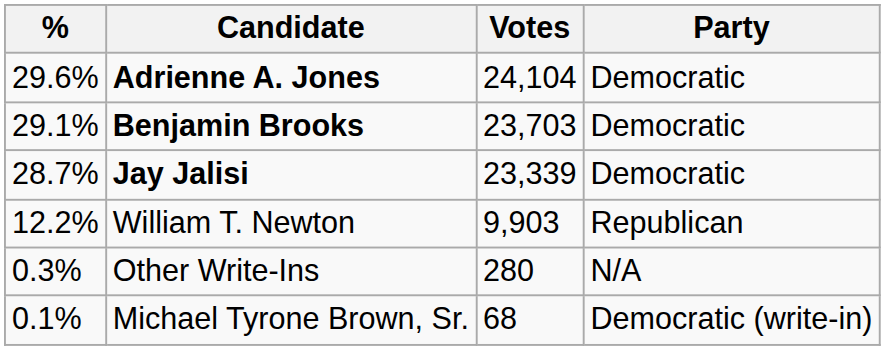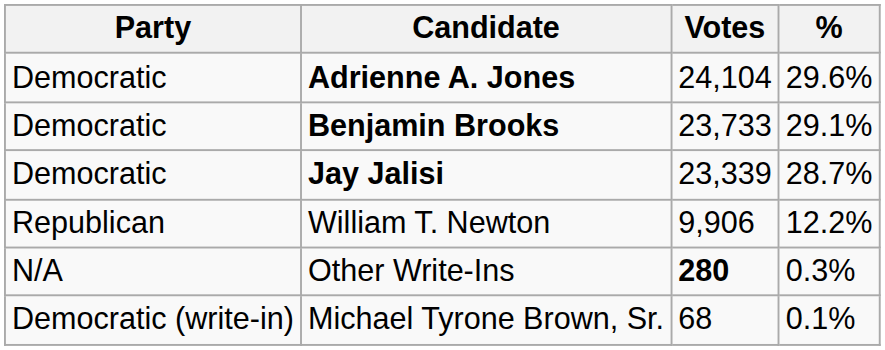columns swapped: (731, 28) <-> (55, 28)
(530, 125) 23,703 -> (725, 125) 23,733
(521, 222) 9,903 -> (716, 222) 9,906
(508, 271) normal -> (704, 271) bold
